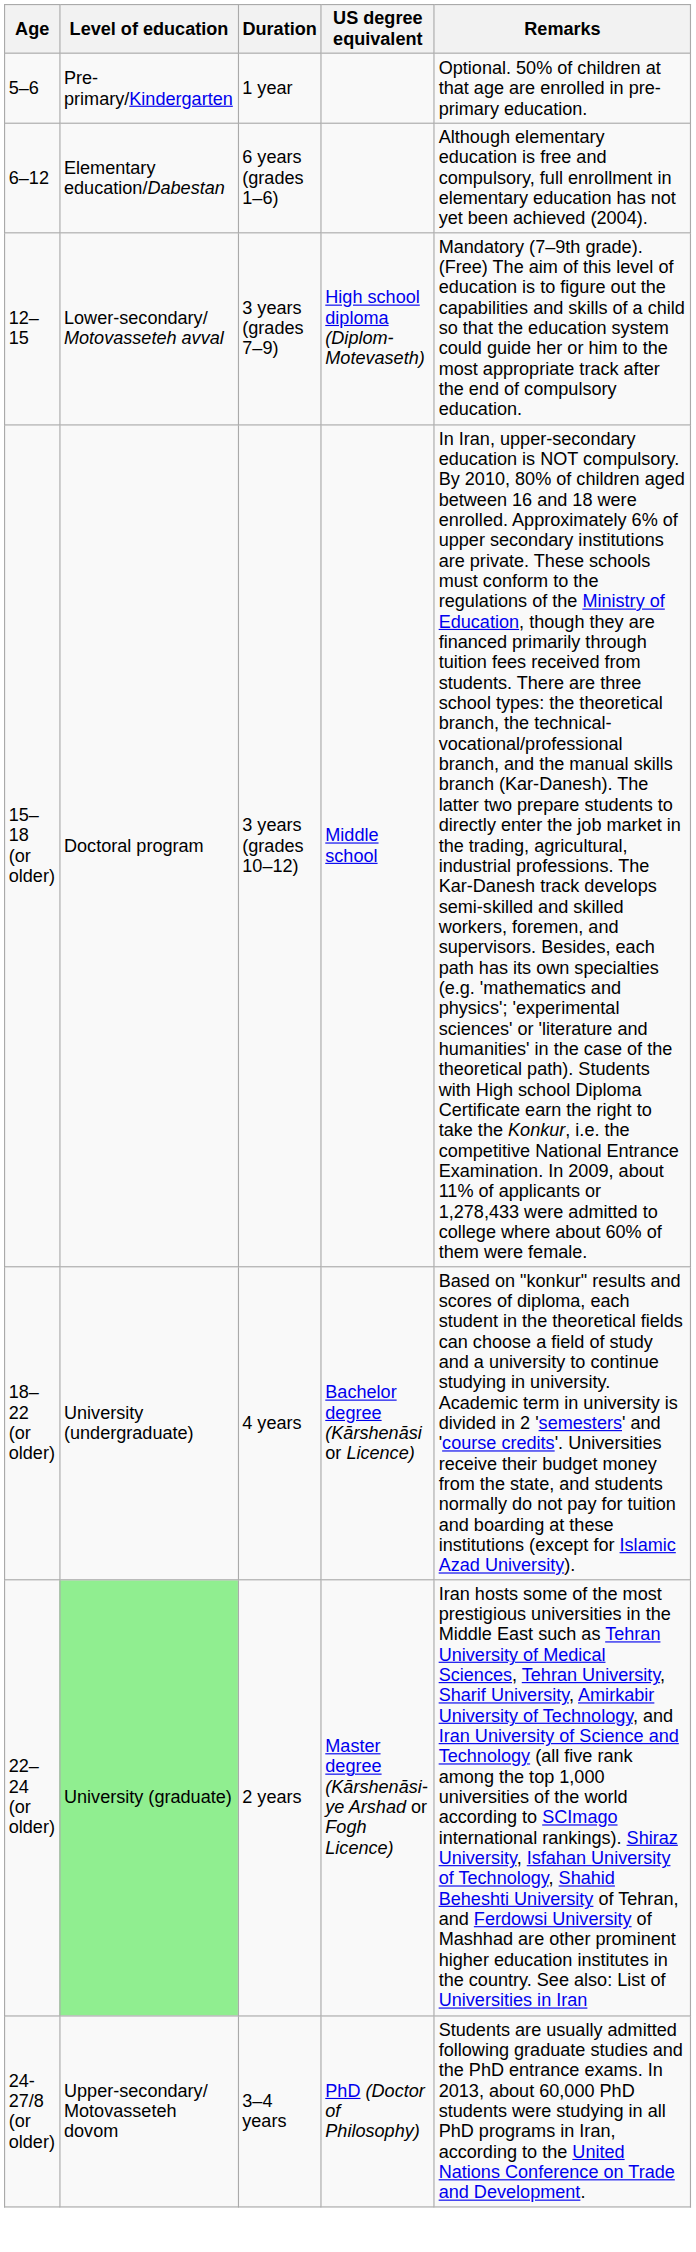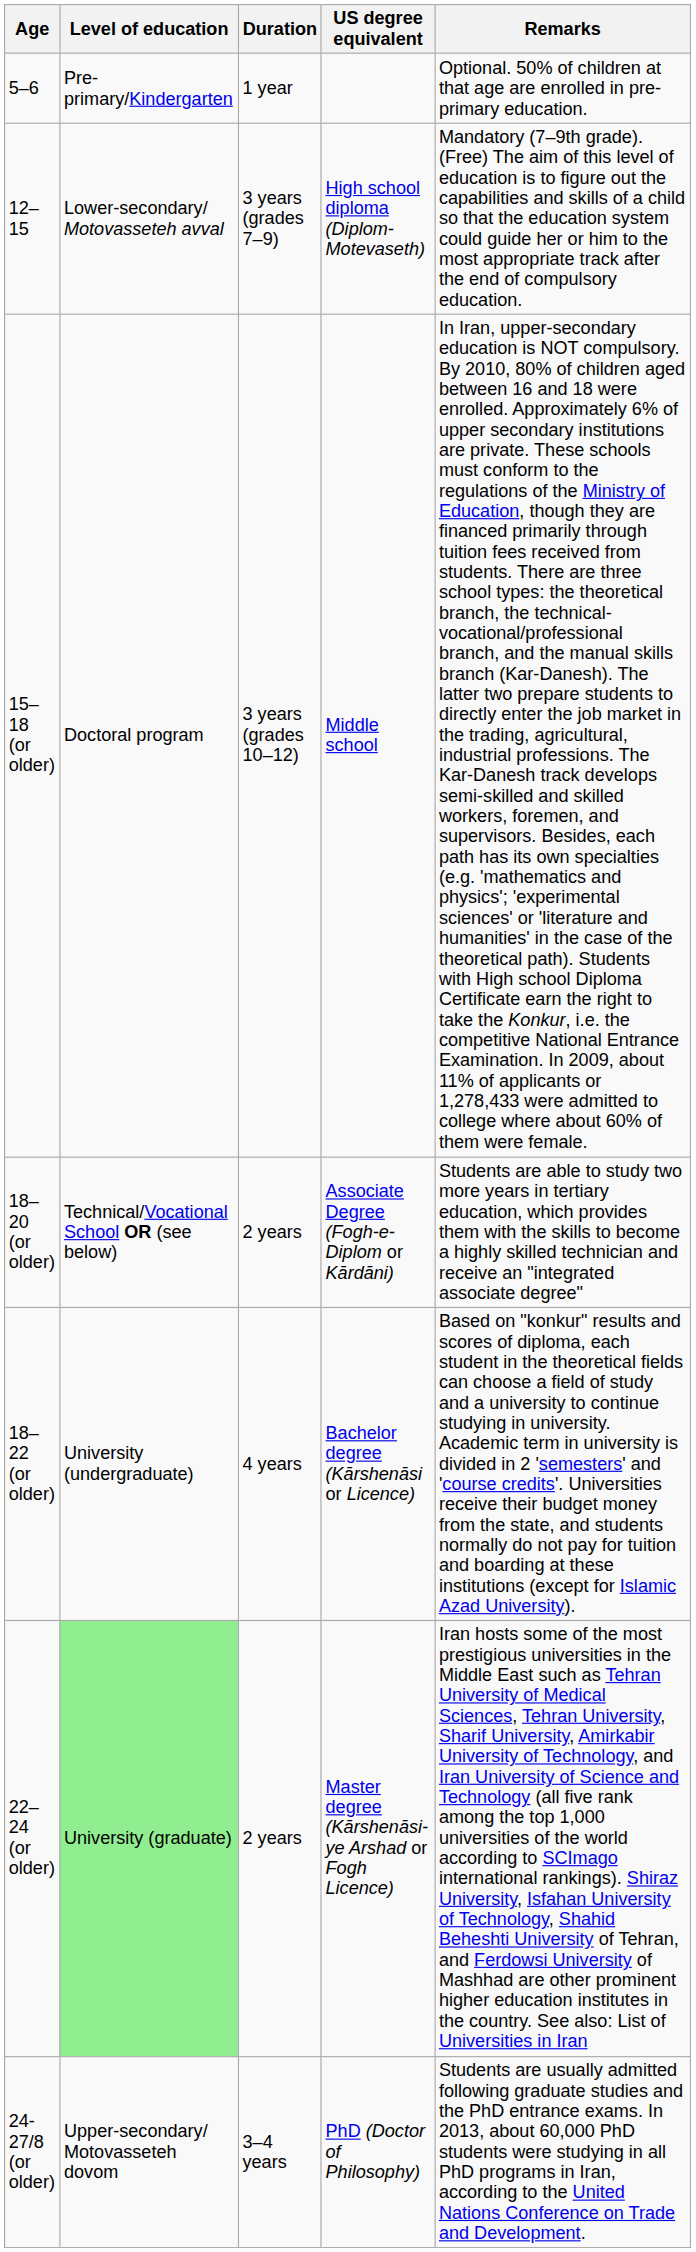- row: (29, 177)
+ row: (32, 1231)
